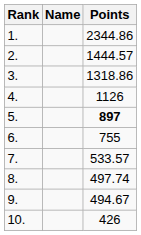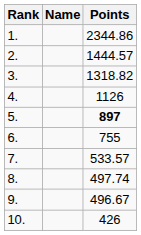(110, 76) 1318.86 -> (110, 76) 1318.82
(110, 199) 494.67 -> (110, 199) 496.67
